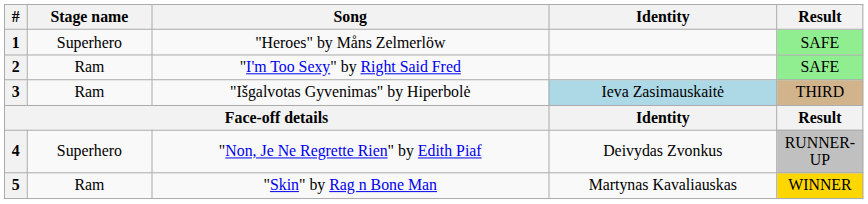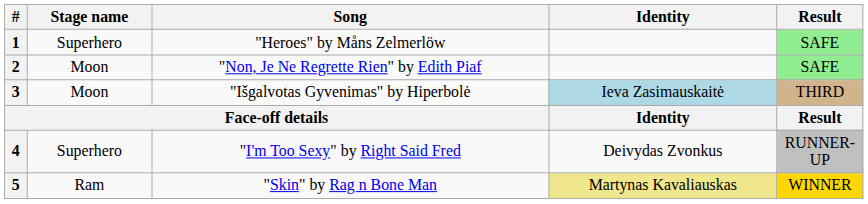(89, 67) Ram -> (89, 67) Moon
(350, 67) "I'm Too Sexy" by Right Said Fred -> (350, 67) "Non, Je Ne Regrette Rien" by Edith Piaf
(89, 92) Ram -> (89, 92) Moon
(350, 151) "Non, Je Ne Regrette Rien" by Edith Piaf -> (350, 151) "I'm Too Sexy" by Right Said Fred
(663, 185) no background -> (663, 185) khaki background
